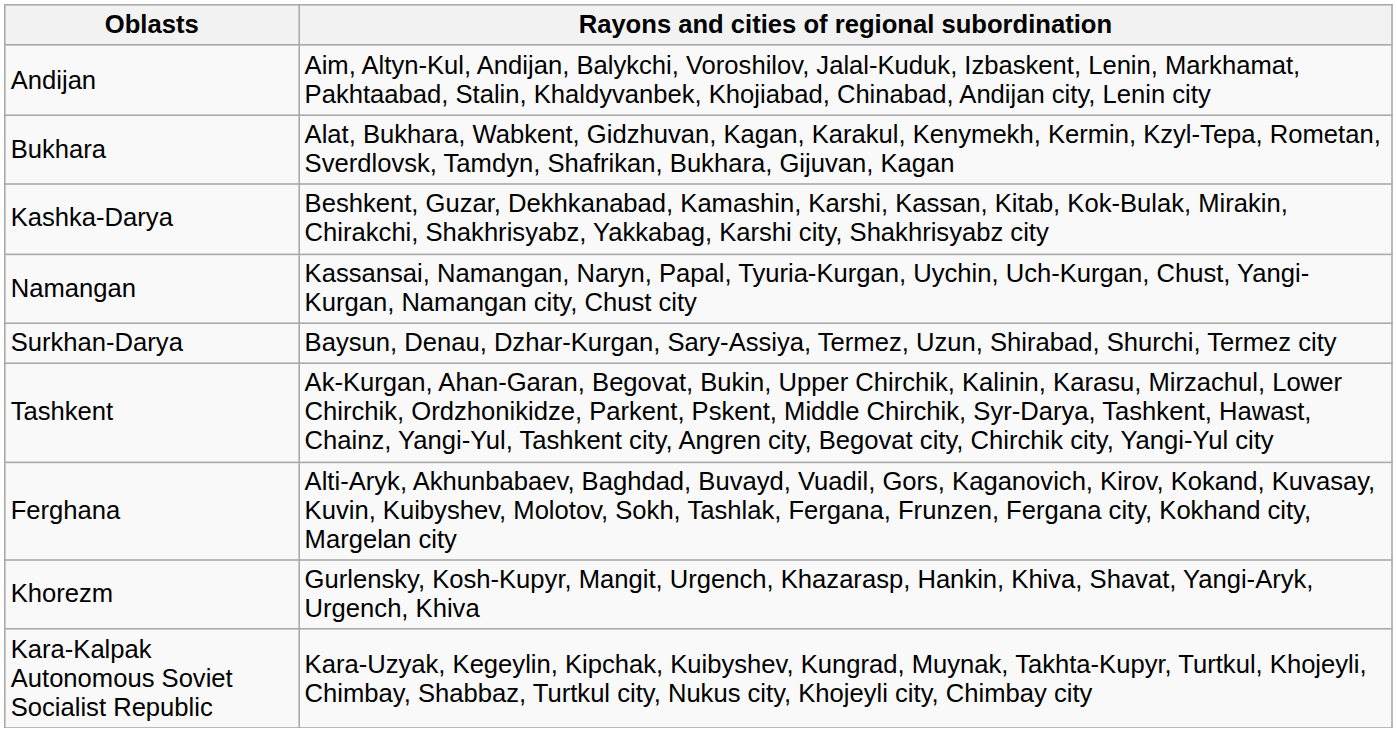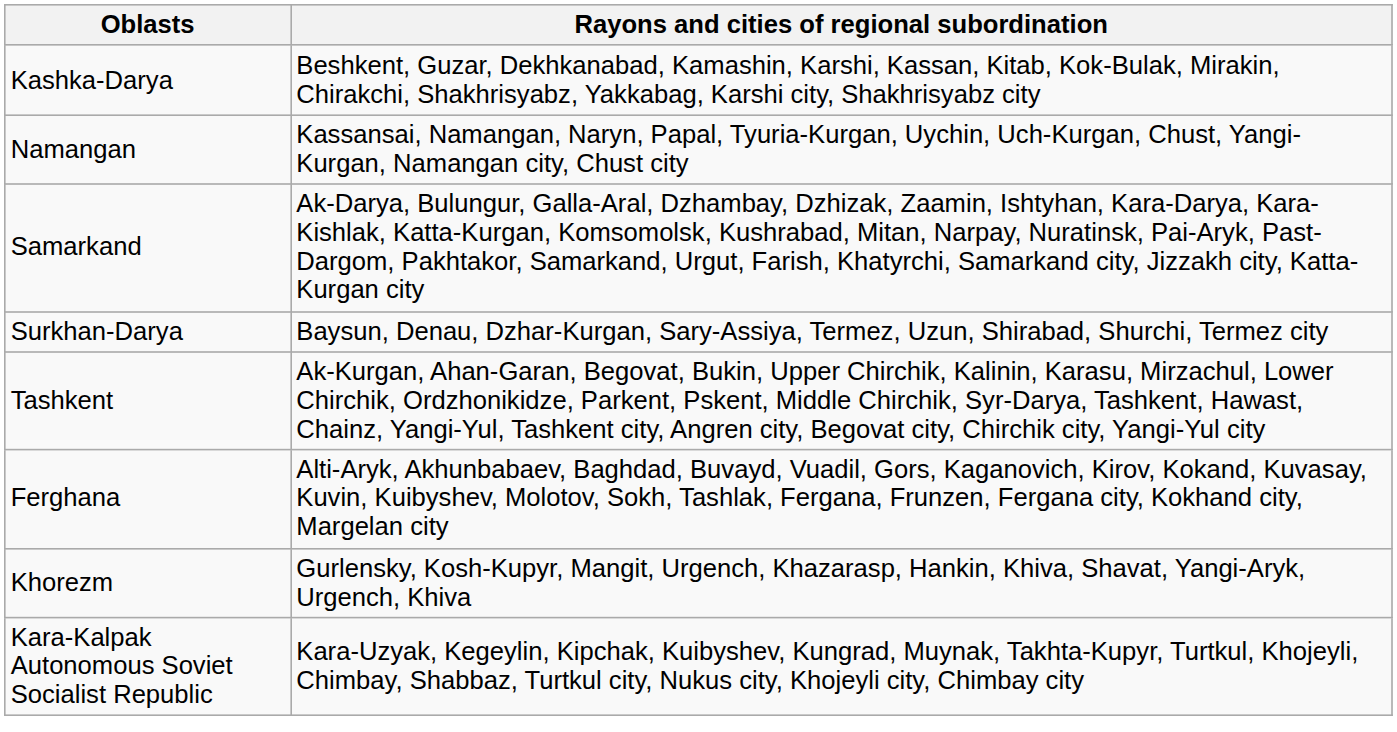- row: (53, 79)
- row: (58, 149)
+ row: (76, 247)
